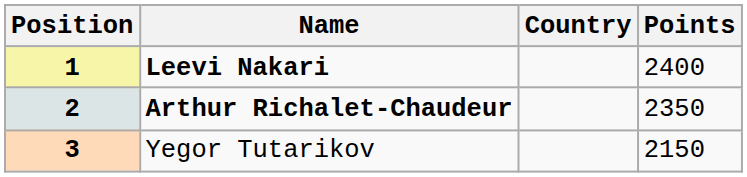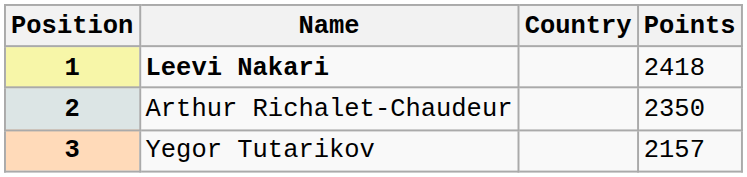(674, 67) 2400 -> (674, 67) 2418
(329, 109) bold -> (329, 109) normal
(674, 150) 2150 -> (674, 150) 2157
